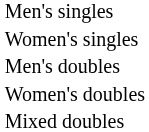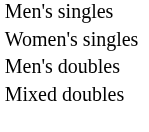- row: (75, 94)
